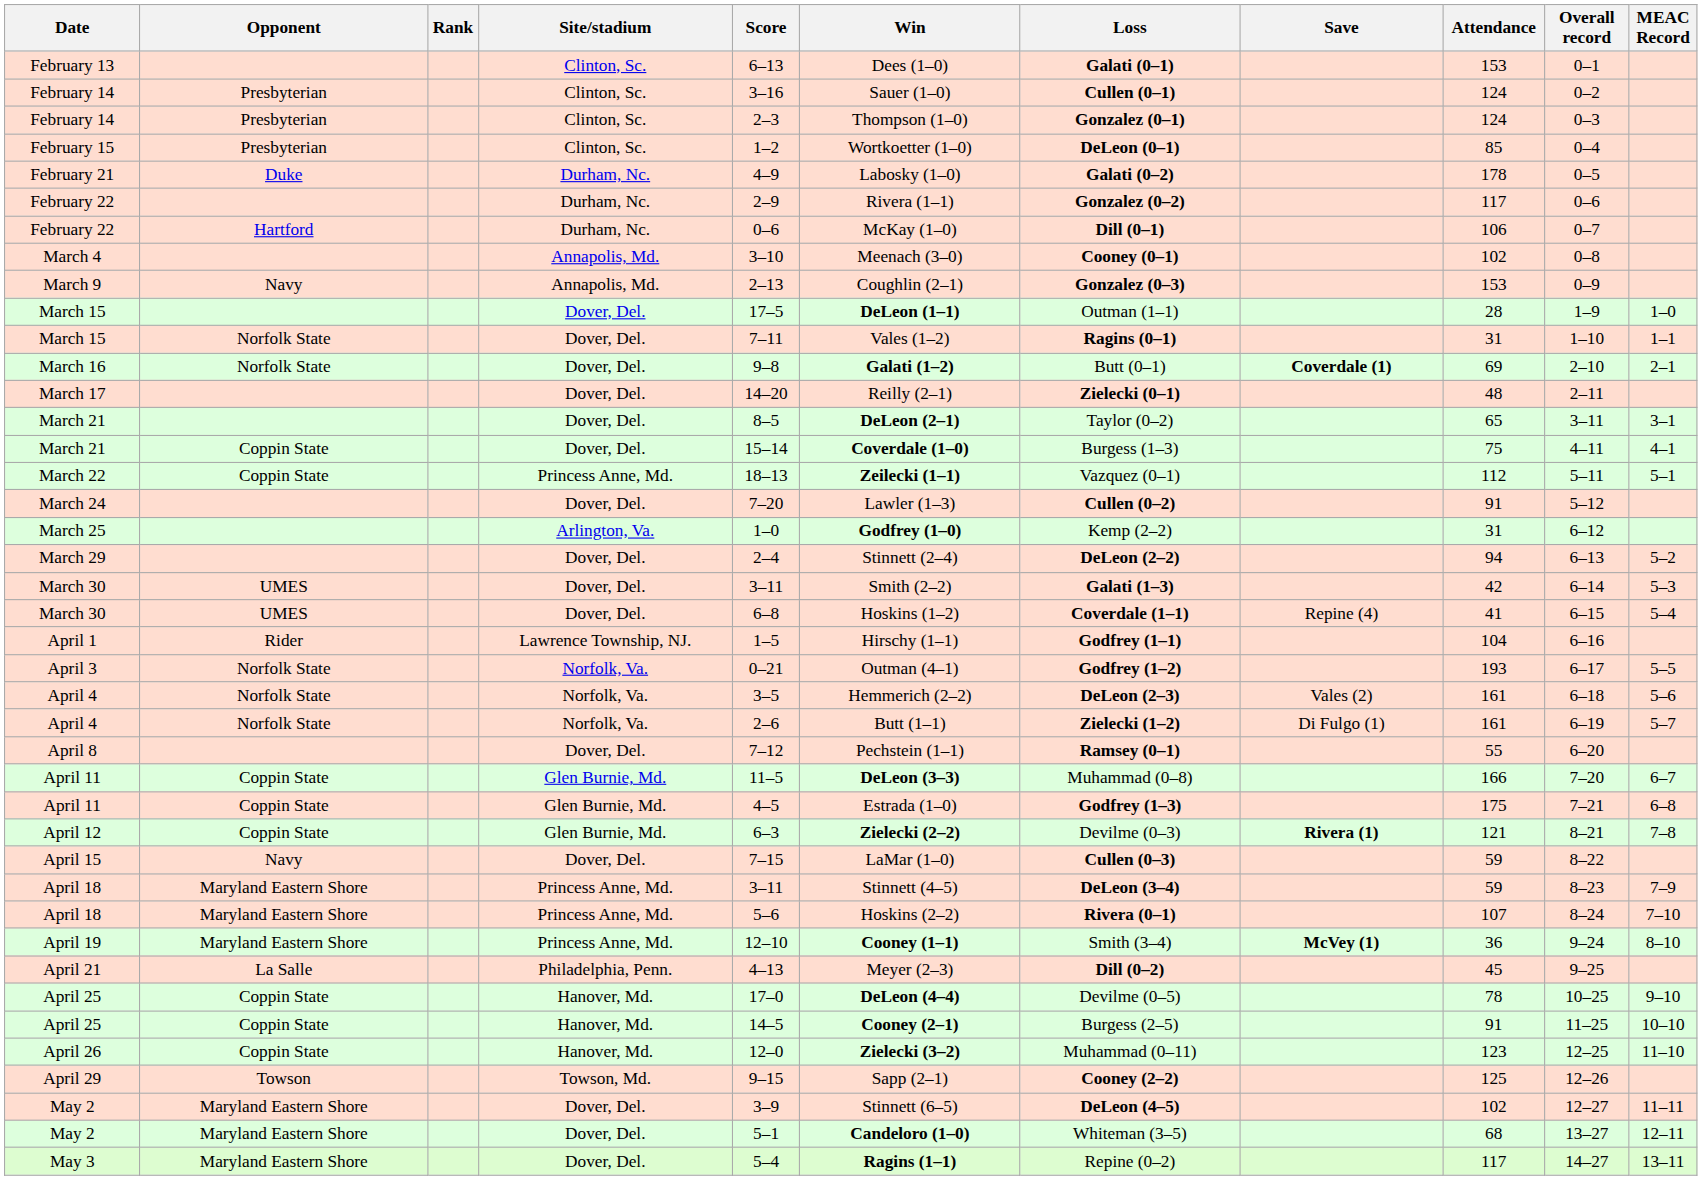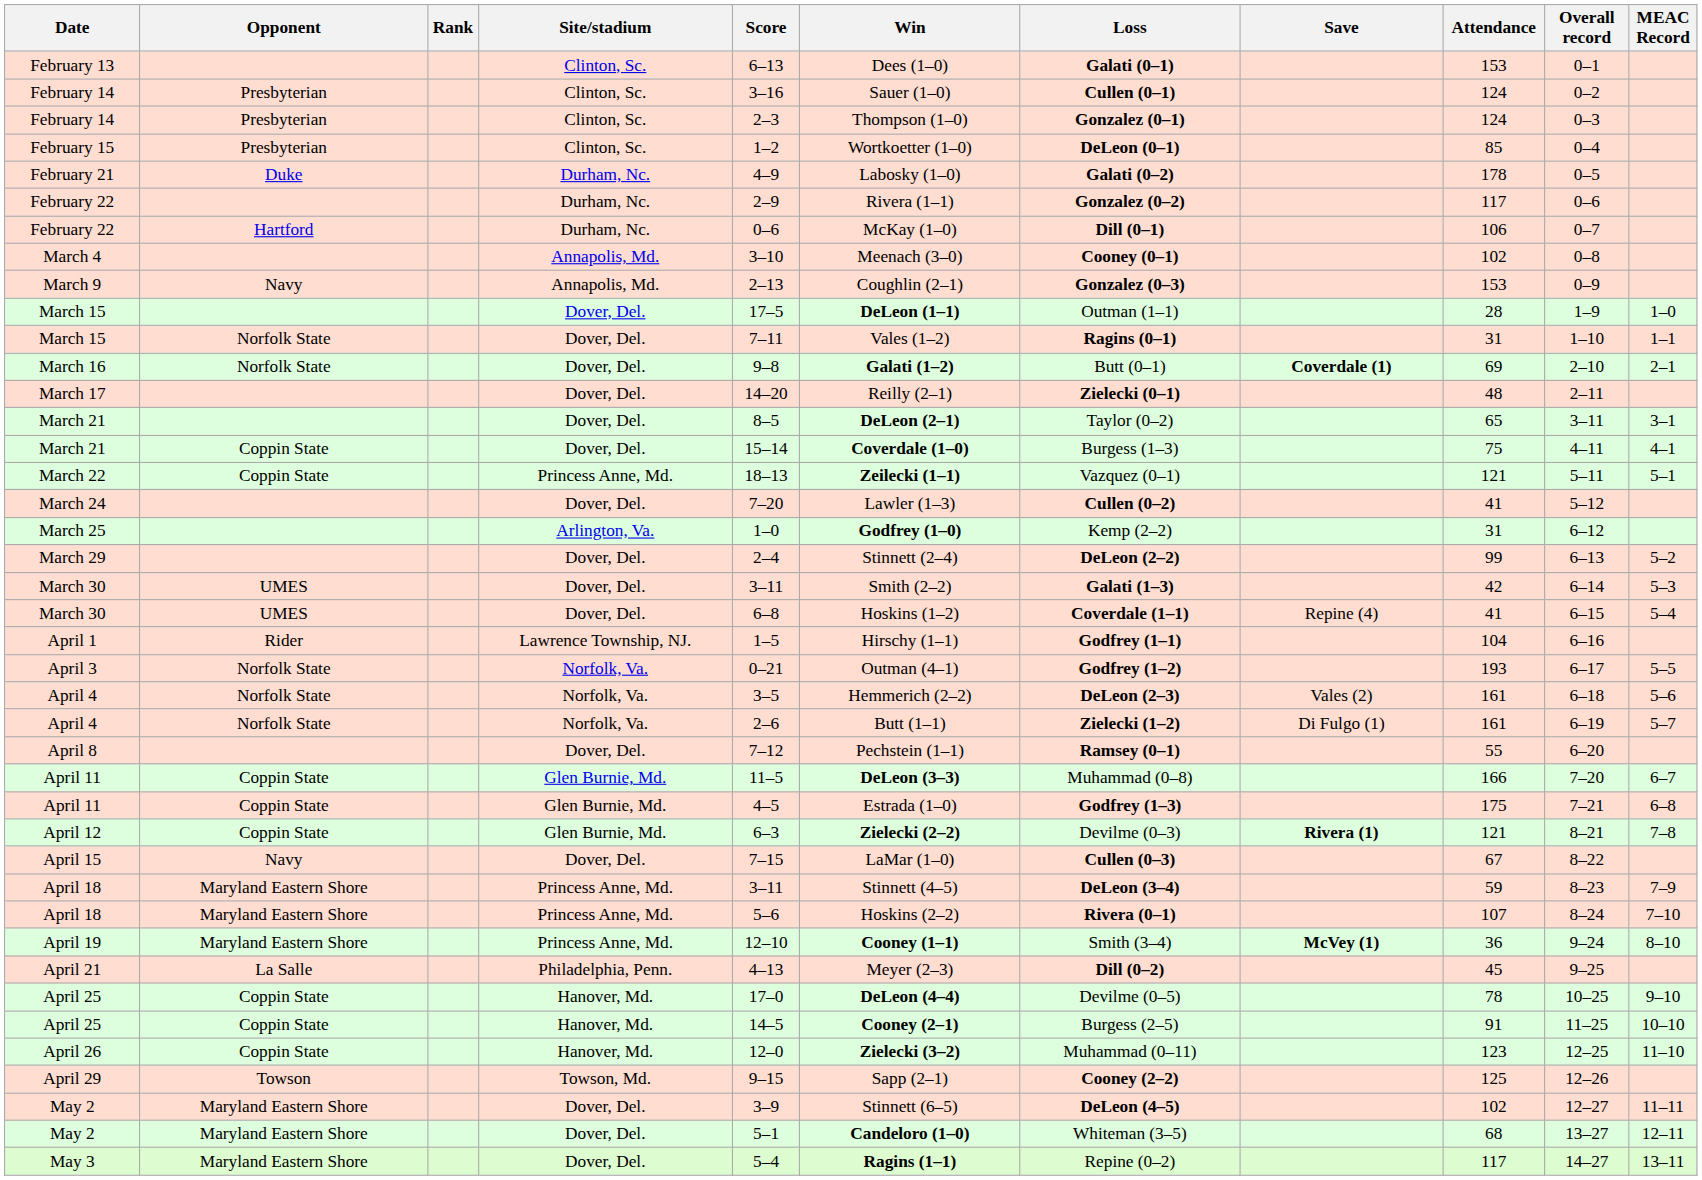(1494, 476) 112 -> (1494, 476) 121
(1494, 503) 91 -> (1494, 503) 41
(1494, 558) 94 -> (1494, 558) 99
(1494, 859) 59 -> (1494, 859) 67
